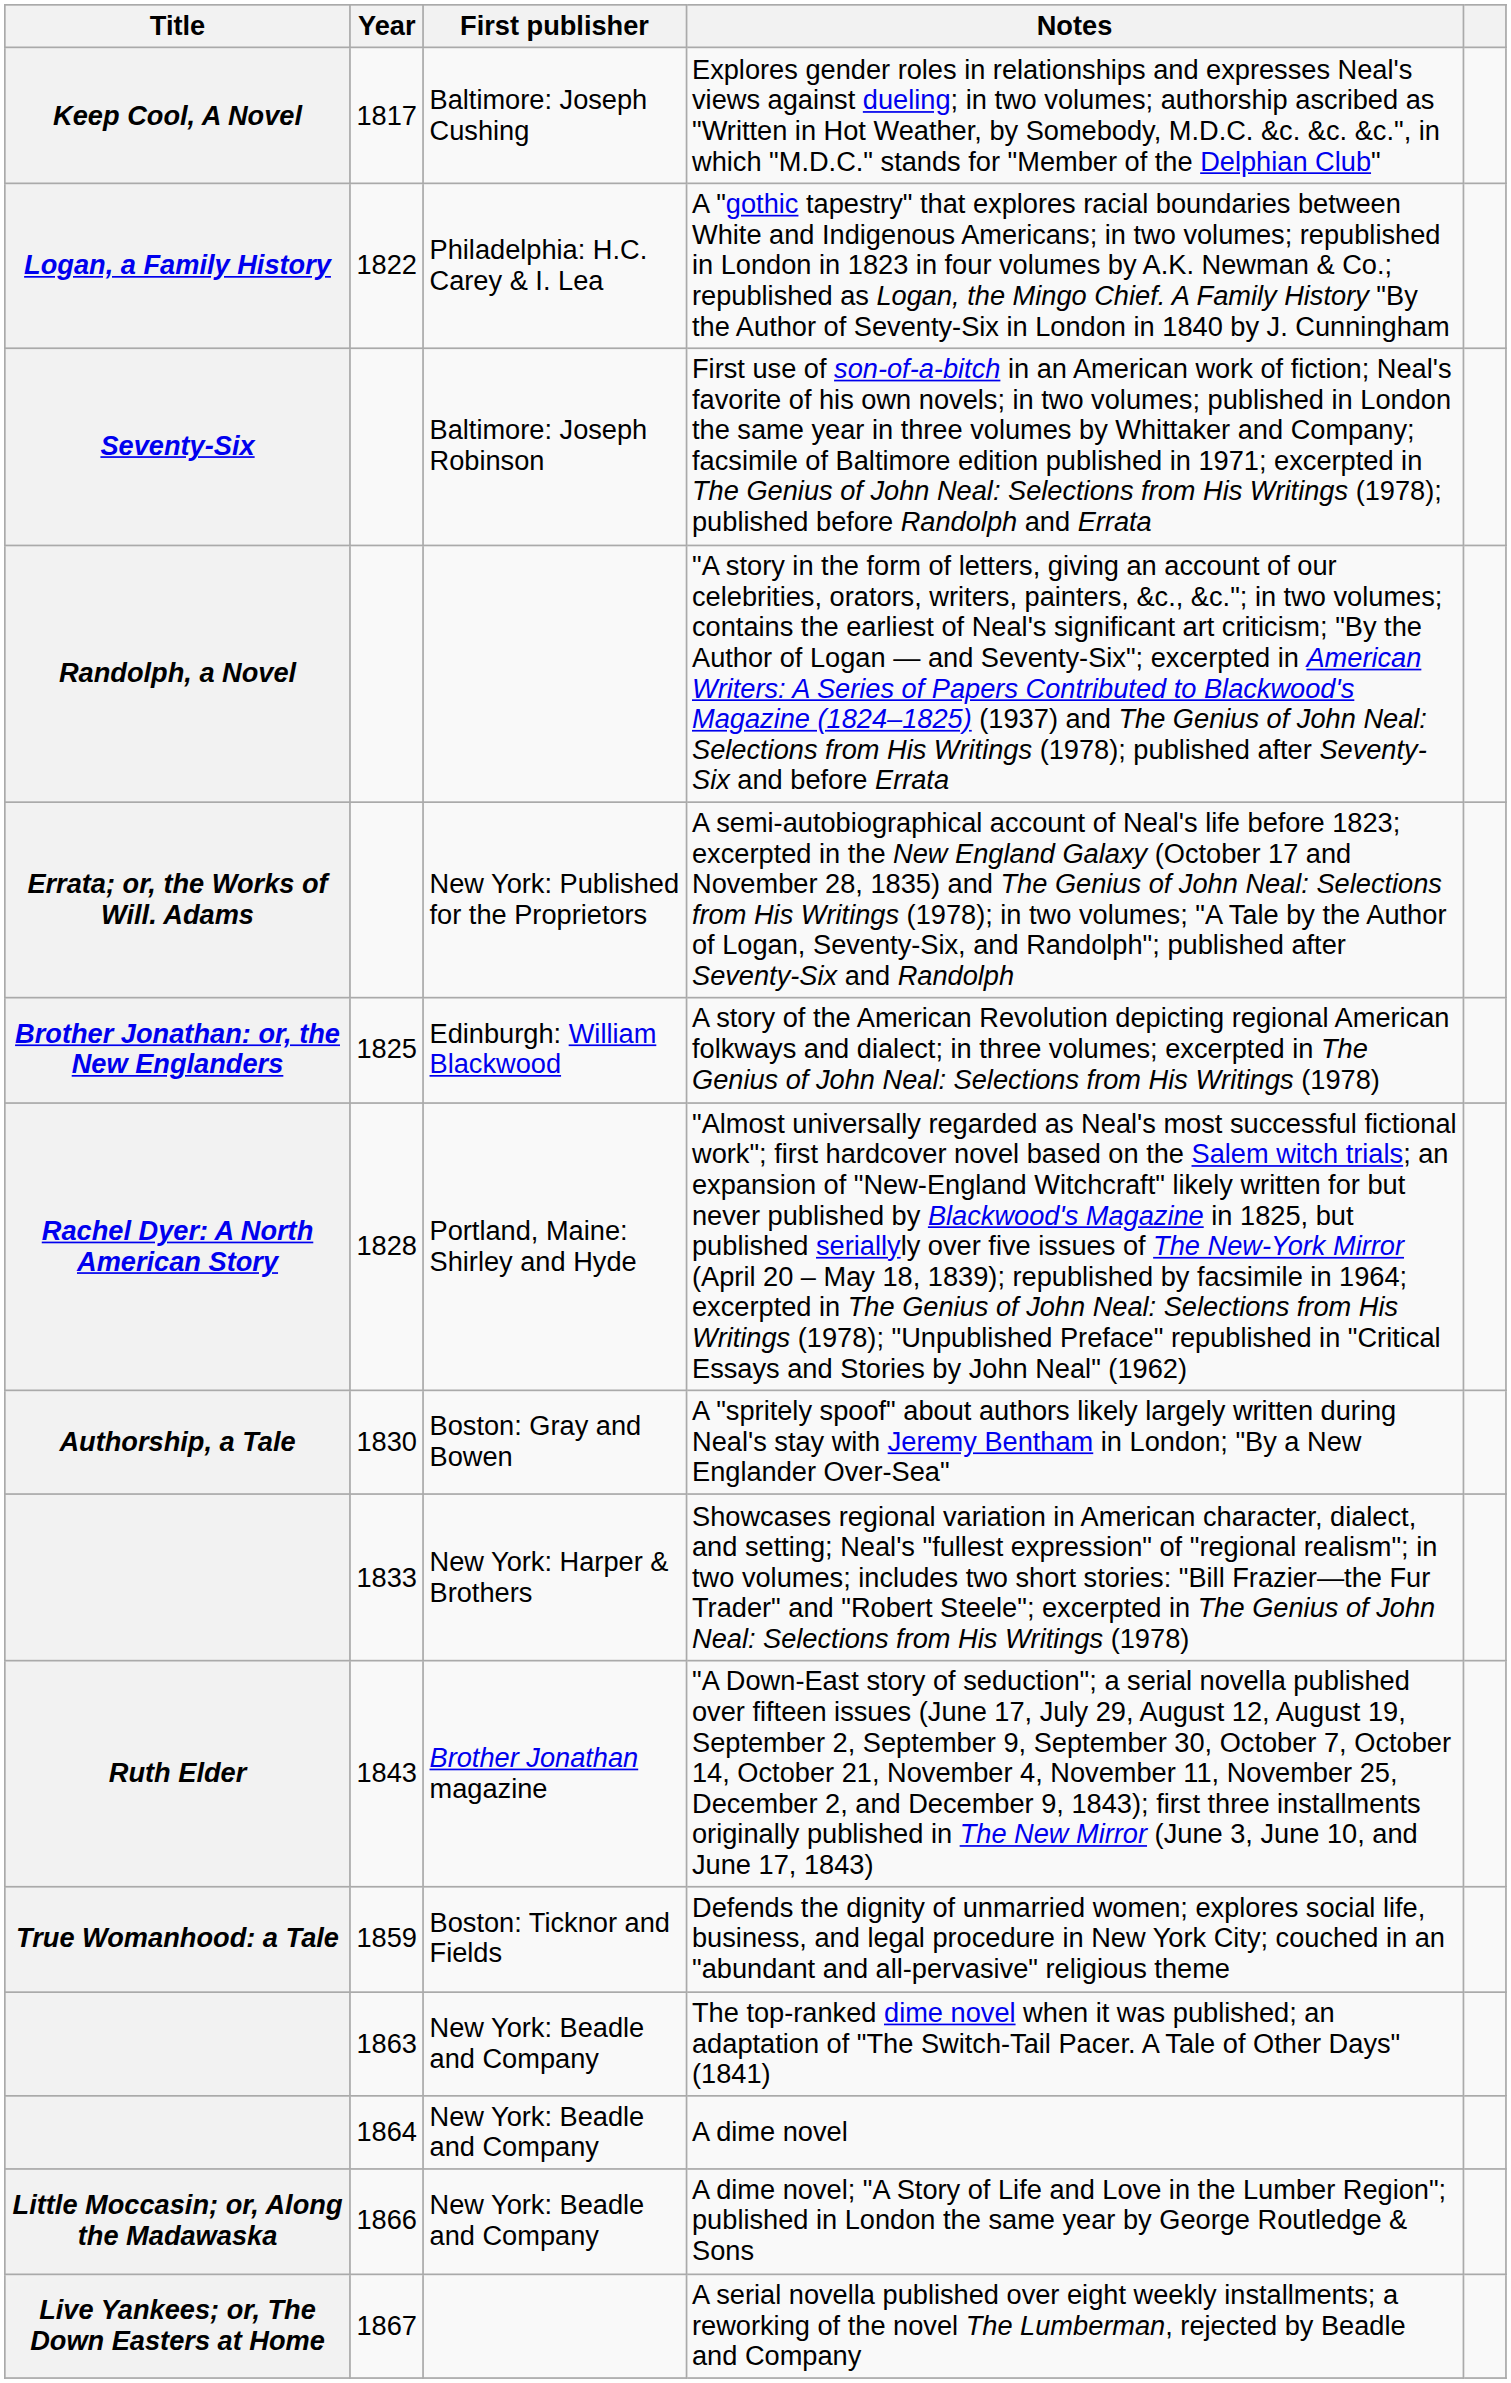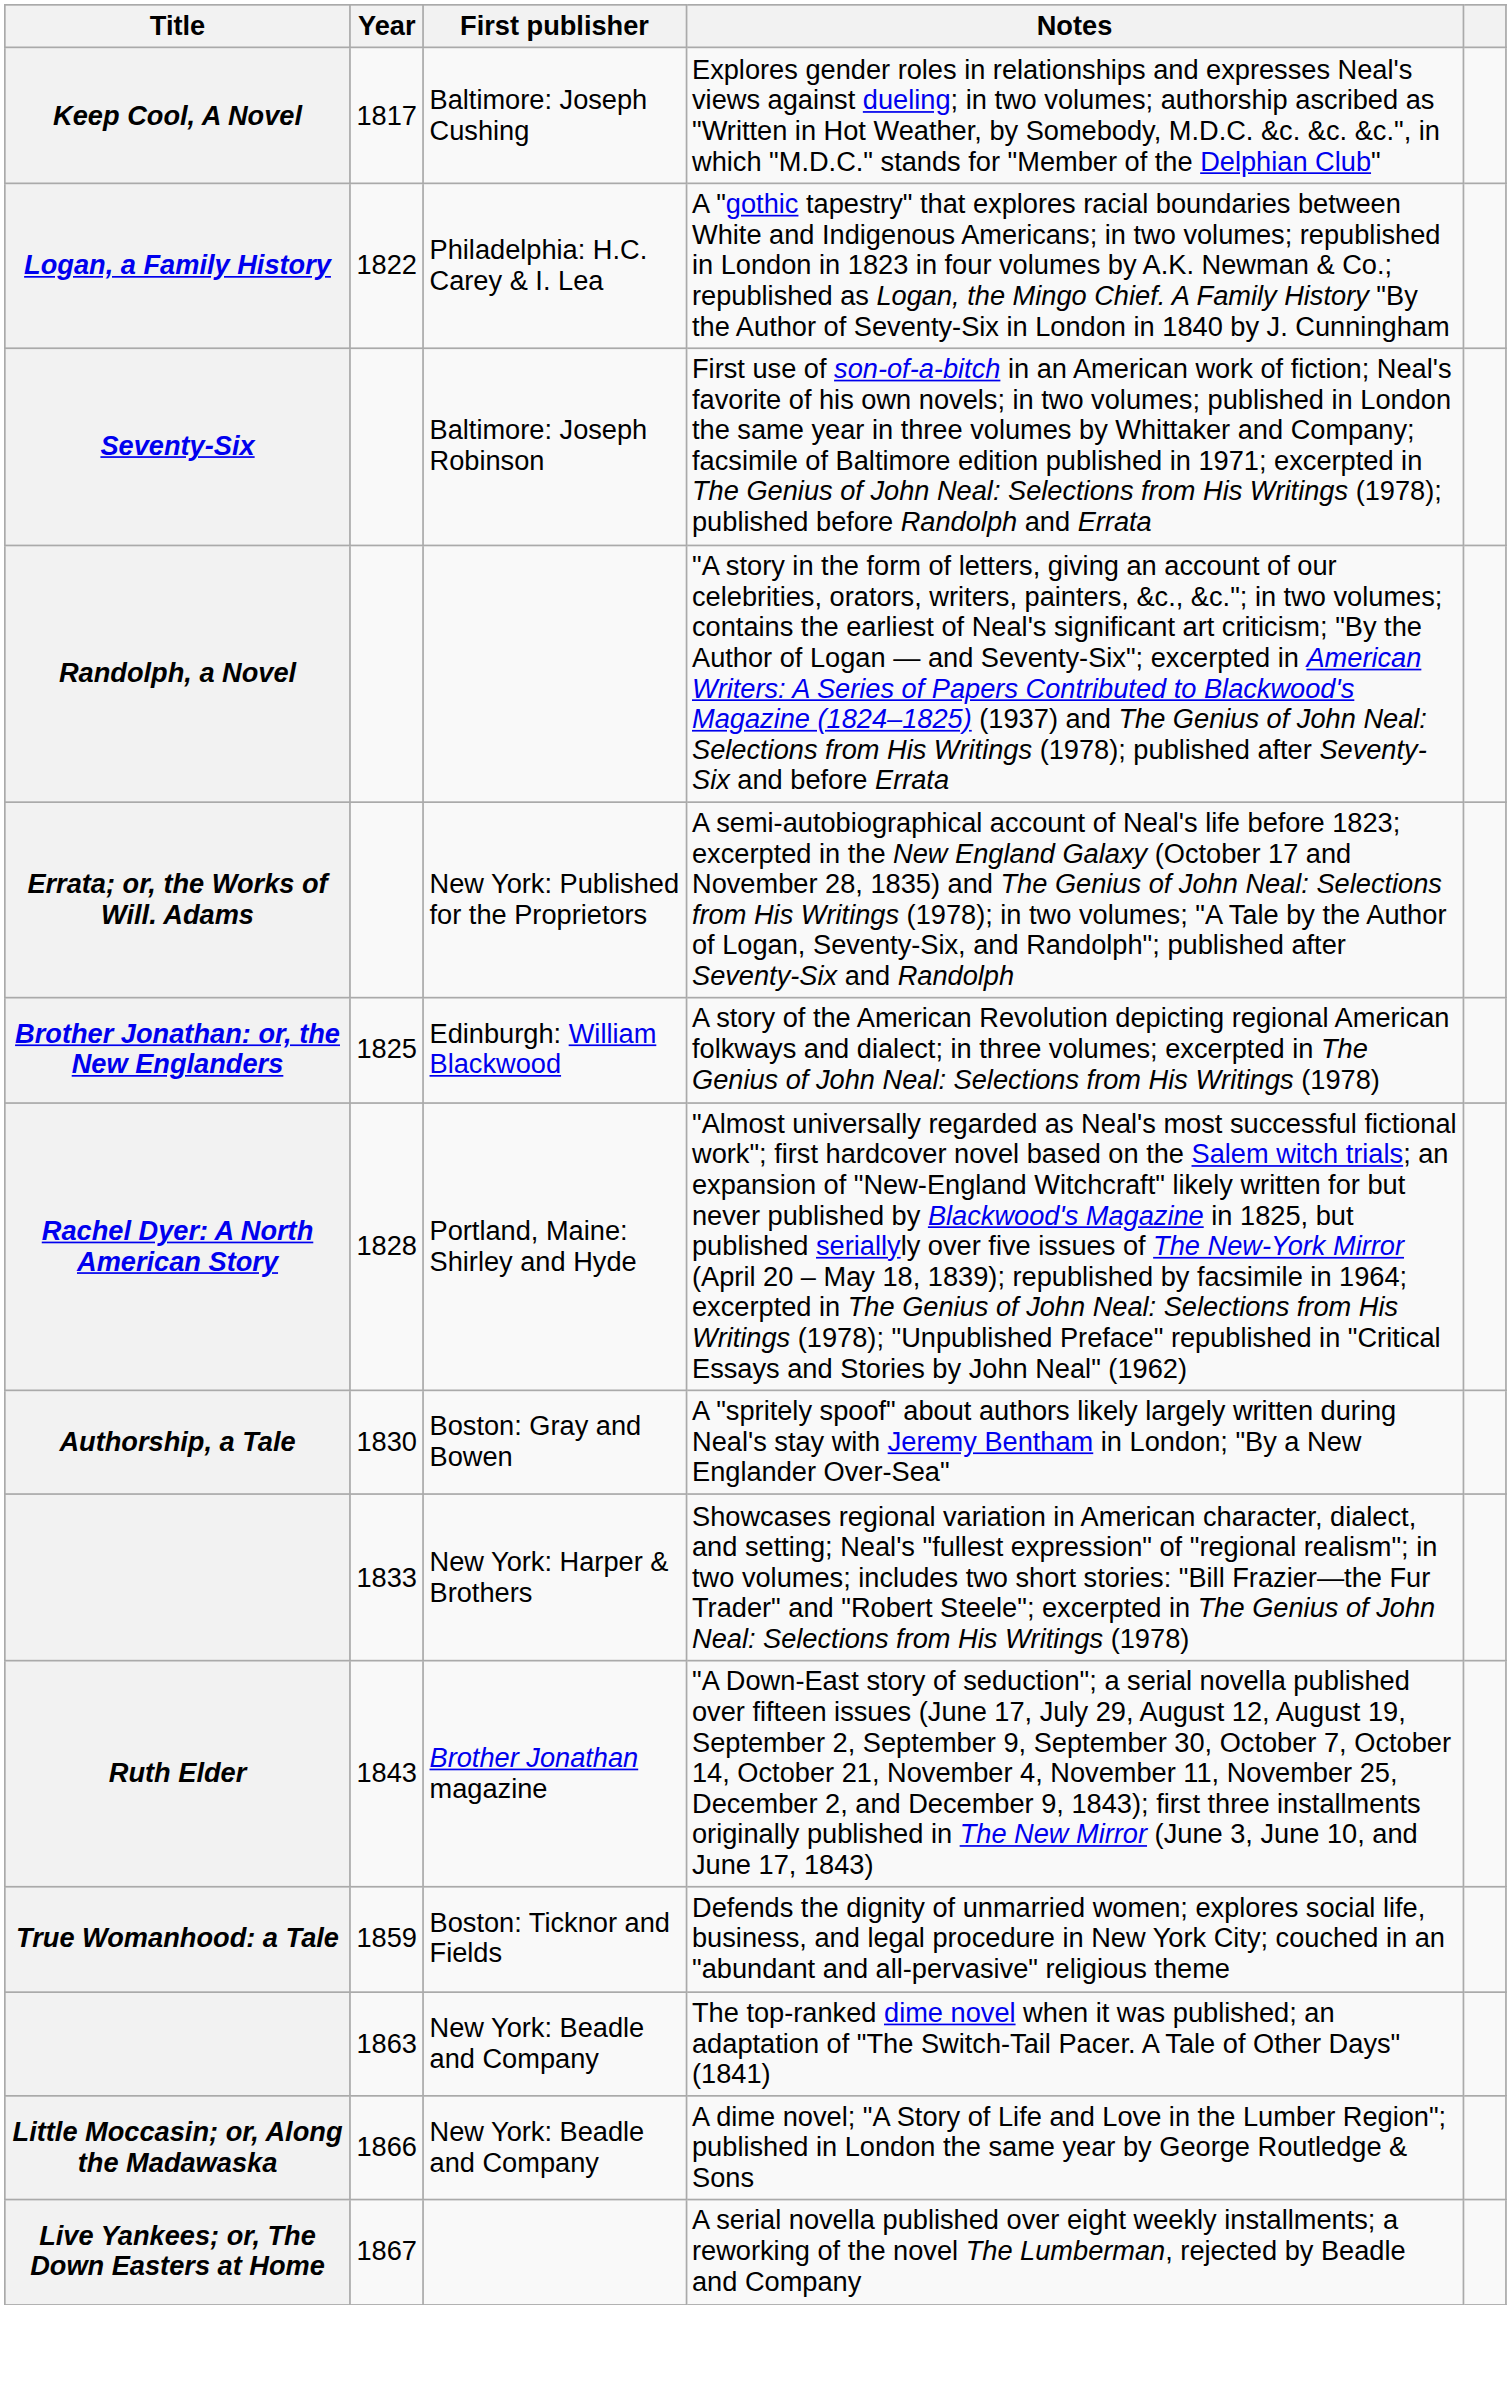- row: (770, 2132)
